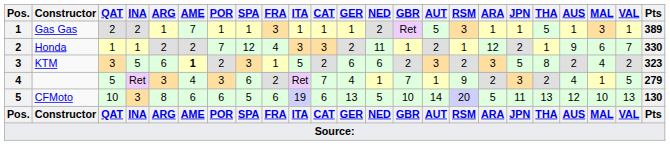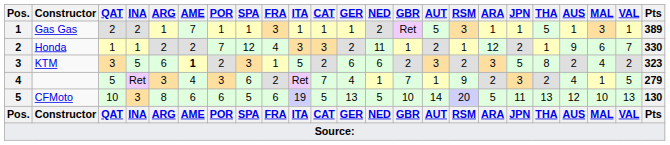(324, 97) 6 -> (324, 97) 5
